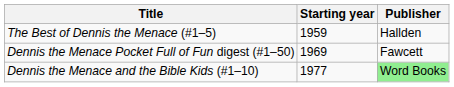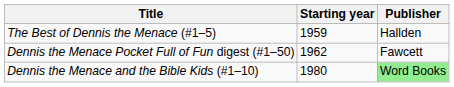(314, 52) 1969 -> (314, 52) 1962
(314, 71) 1977 -> (314, 71) 1980
